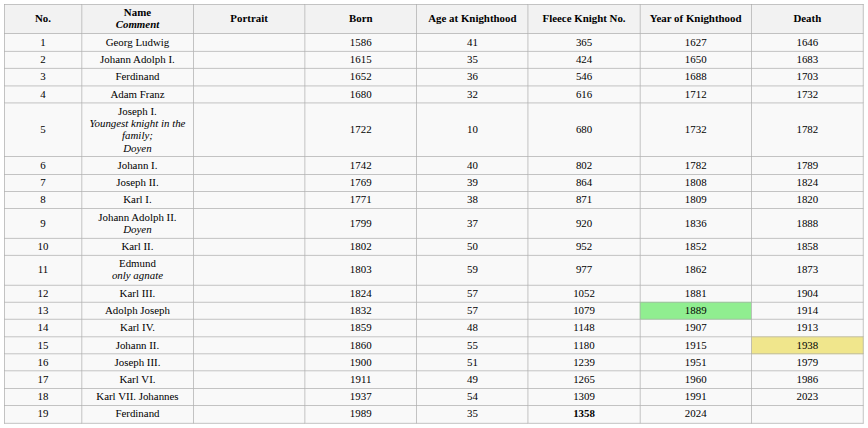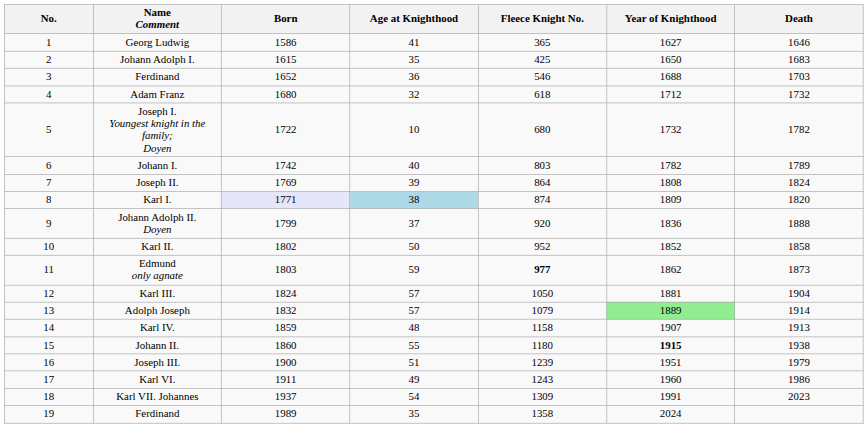- column: (249, 19)
(584, 59) 424 -> (542, 59) 425
(584, 94) 616 -> (542, 94) 618
(584, 165) 802 -> (542, 165) 803
(361, 200) no background -> (286, 200) lavender background
(472, 200) no background -> (414, 200) lightblue background
(584, 200) 871 -> (542, 200) 874
(584, 270) normal -> (542, 270) bold
(584, 293) 1052 -> (542, 293) 1050
(584, 328) 1148 -> (542, 328) 1158
(696, 345) normal -> (671, 345) bold
(807, 345) khaki background -> (799, 345) no background
(584, 379) 1265 -> (542, 379) 1243
(584, 414) bold -> (542, 414) normal
